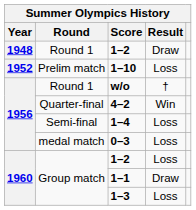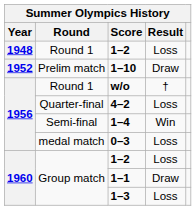(165, 50) Draw -> (165, 50) Loss
(165, 68) Loss -> (165, 68) Draw
(165, 104) Win -> (165, 104) Loss
(165, 123) Loss -> (165, 123) Win
